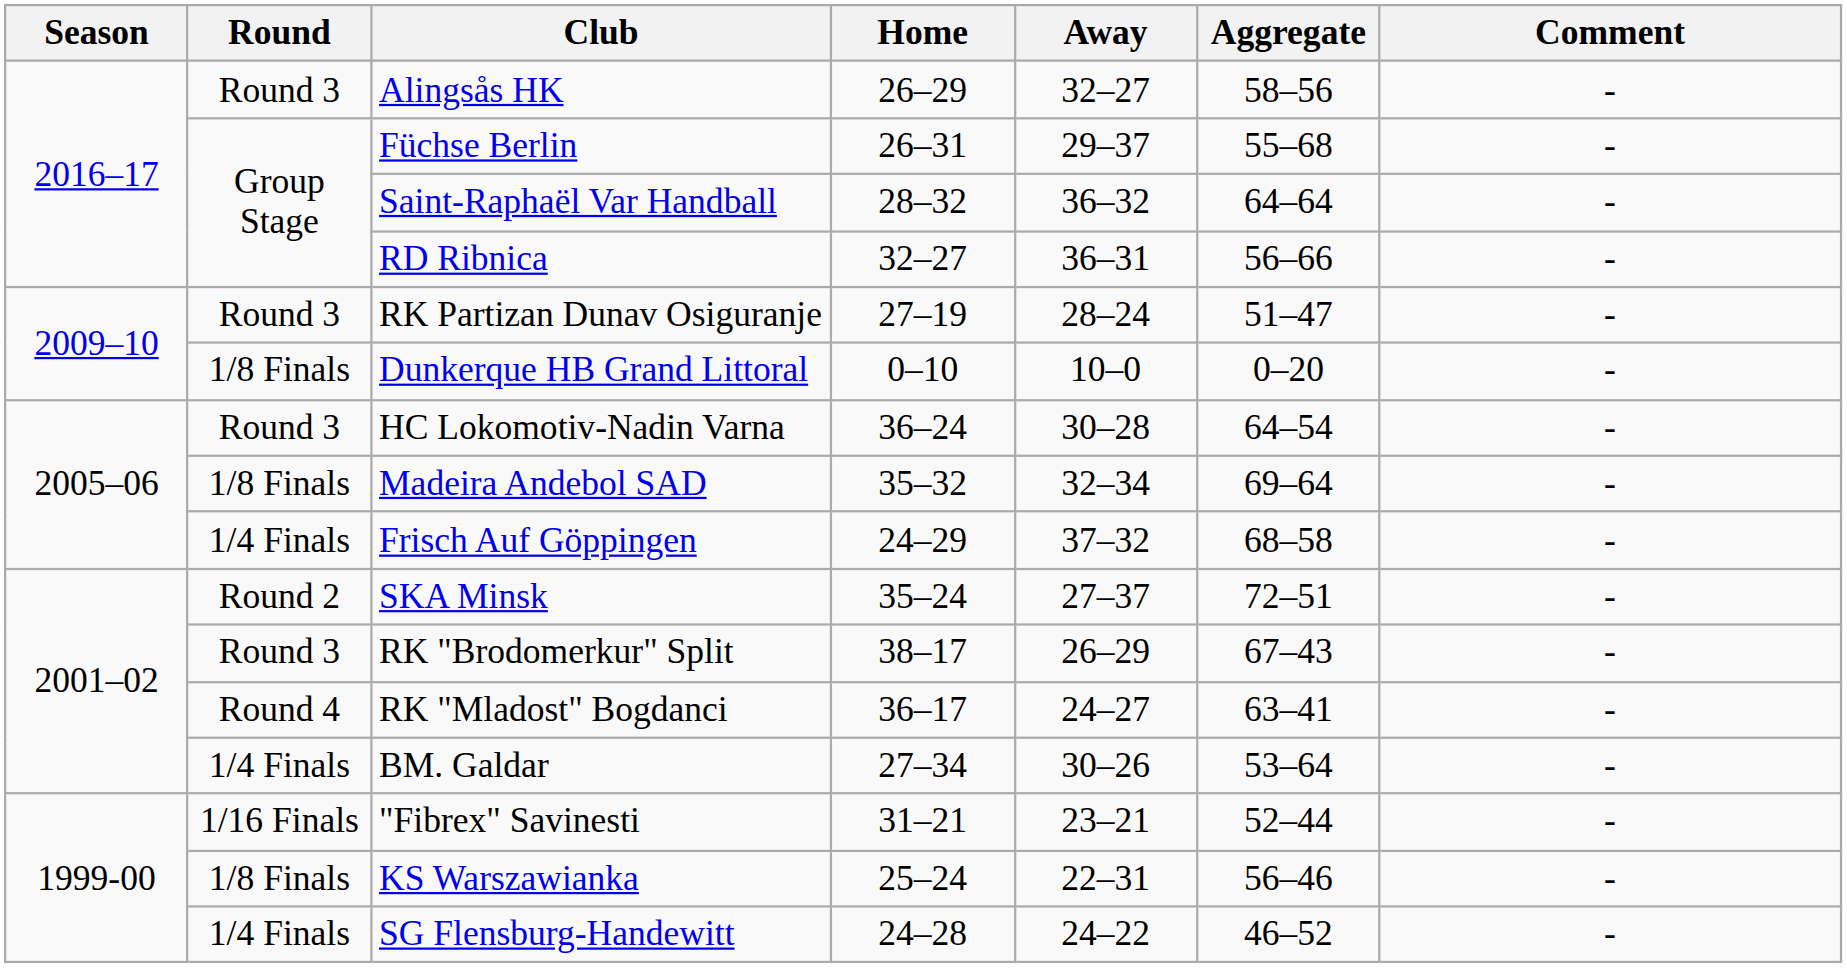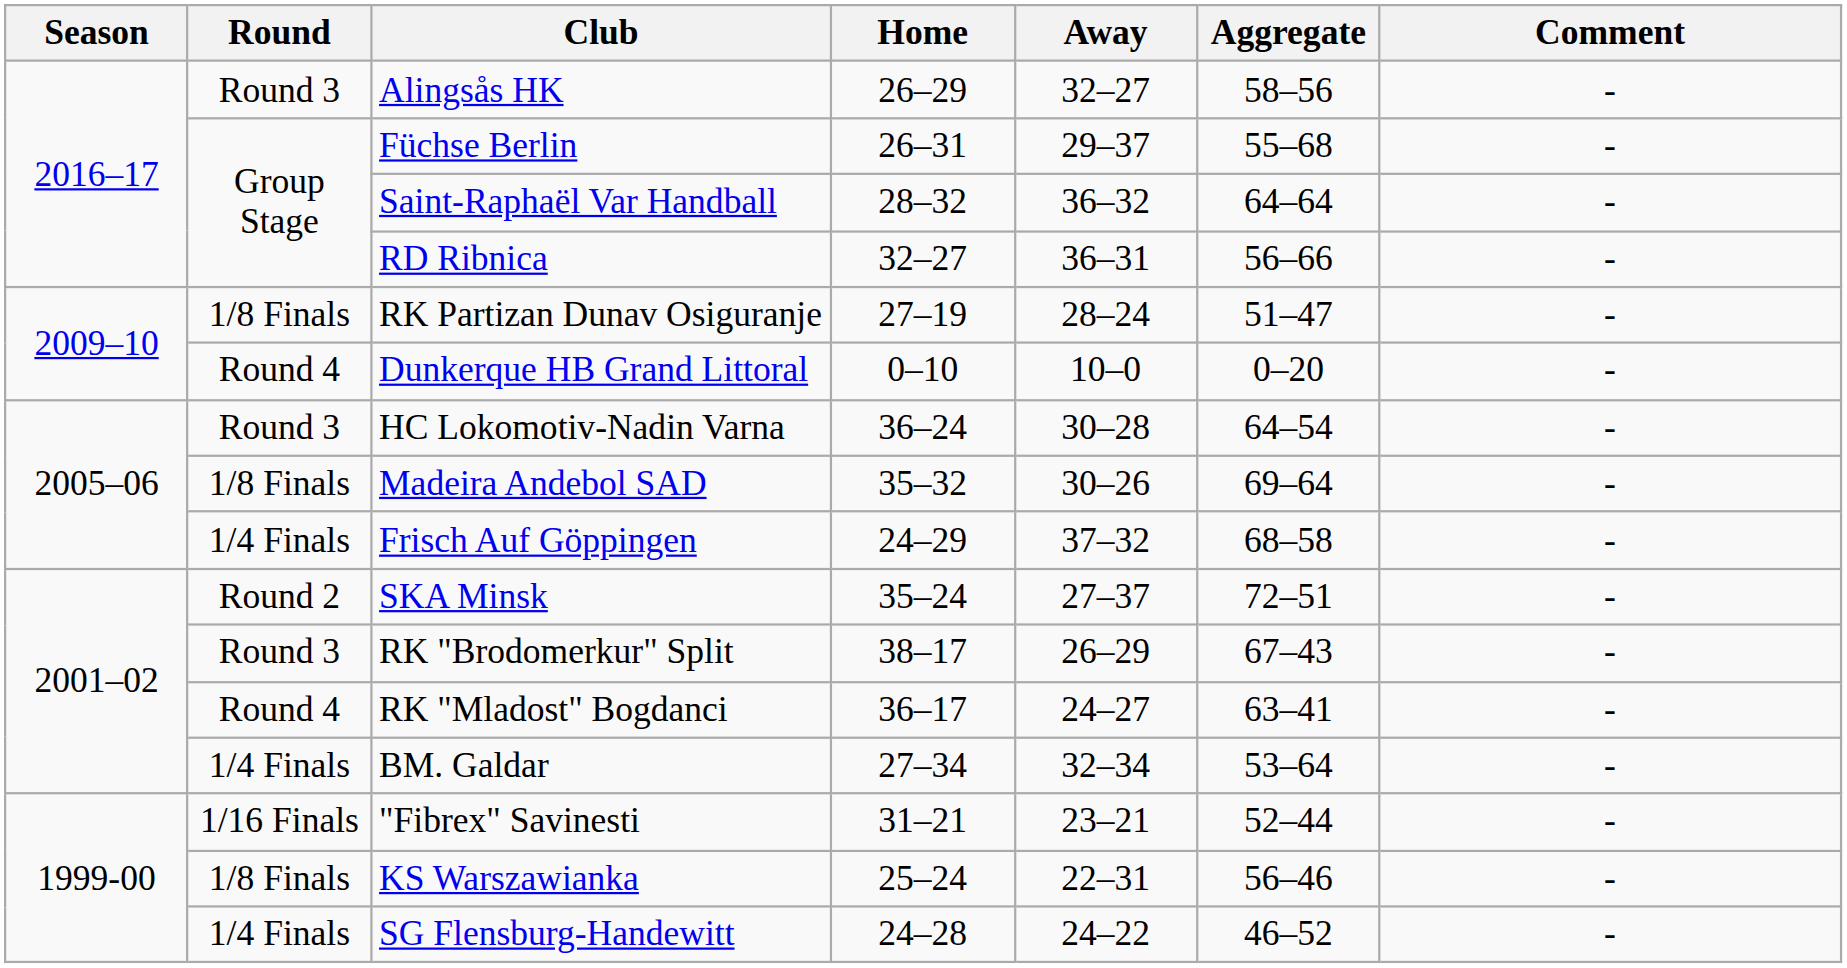(279, 314) Round 3 -> (279, 314) 1/8 Finals
(279, 370) 1/8 Finals -> (279, 370) Round 4
(1106, 483) 32–34 -> (1106, 483) 30–26
(1106, 764) 30–26 -> (1106, 764) 32–34
